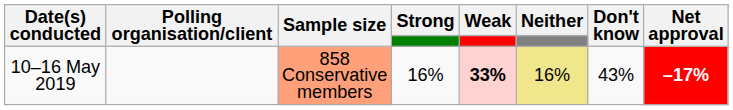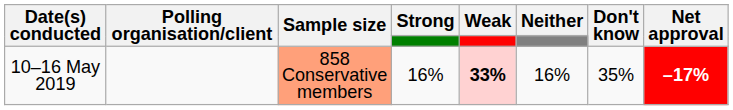(552, 75) khaki background -> (552, 75) no background
(616, 75) 43% -> (616, 75) 35%
